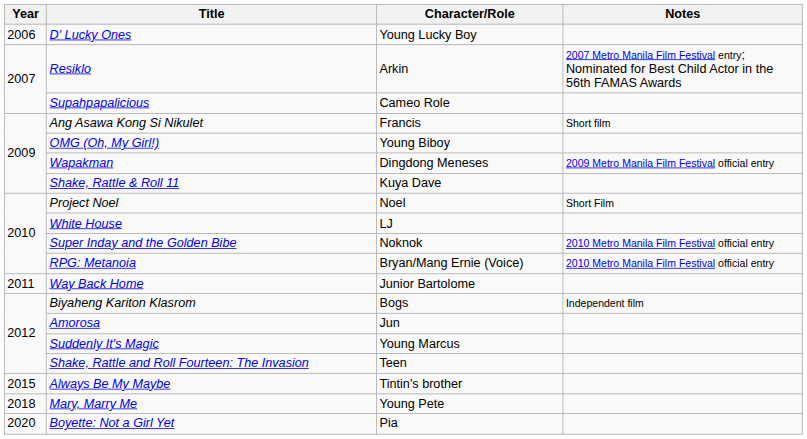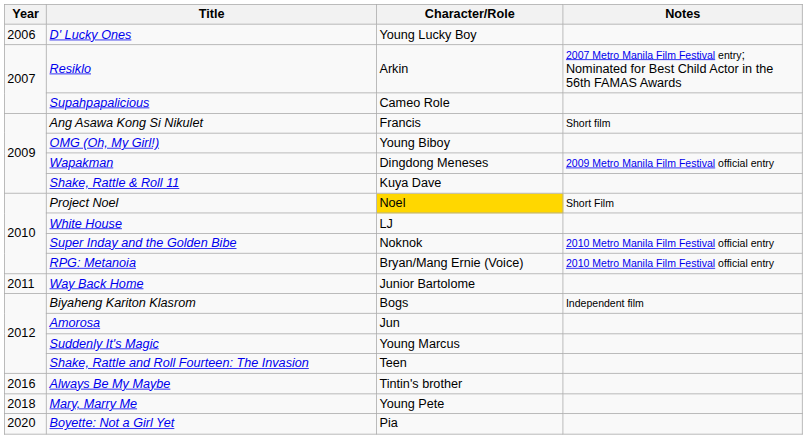(392, 203) no background -> (392, 203) gold background
(21, 383) 2015 -> (21, 383) 2016
